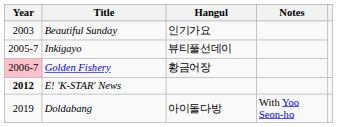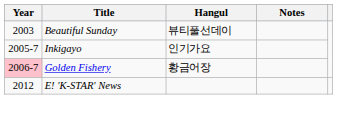(189, 30) 인기가요 -> (200, 30) 뷰티풀선데이
(200, 49) 뷰티풀선데이 -> (189, 49) 인기가요
(23, 85) bold -> (23, 85) normal
- row: (68, 108)
